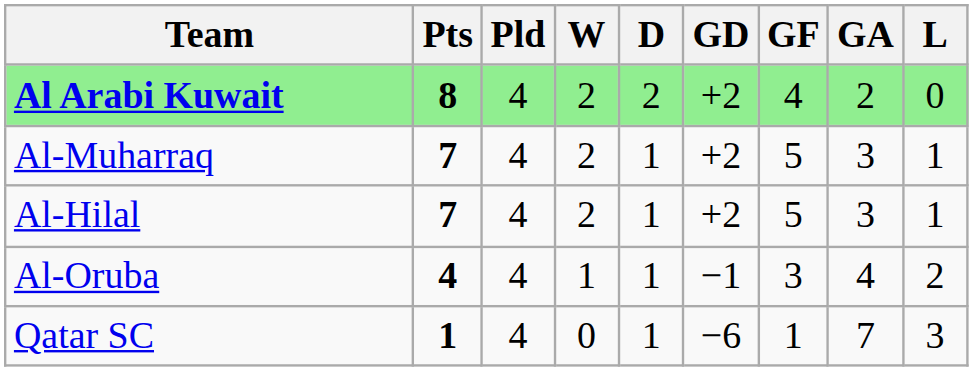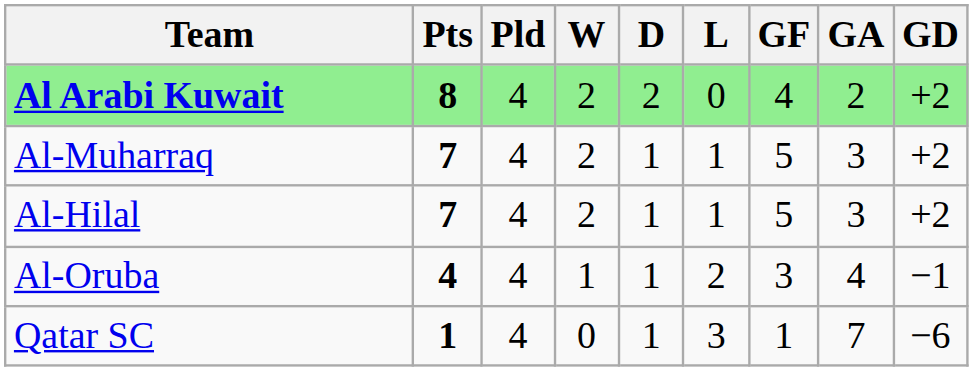columns swapped: (935, 34) <-> (721, 34)
